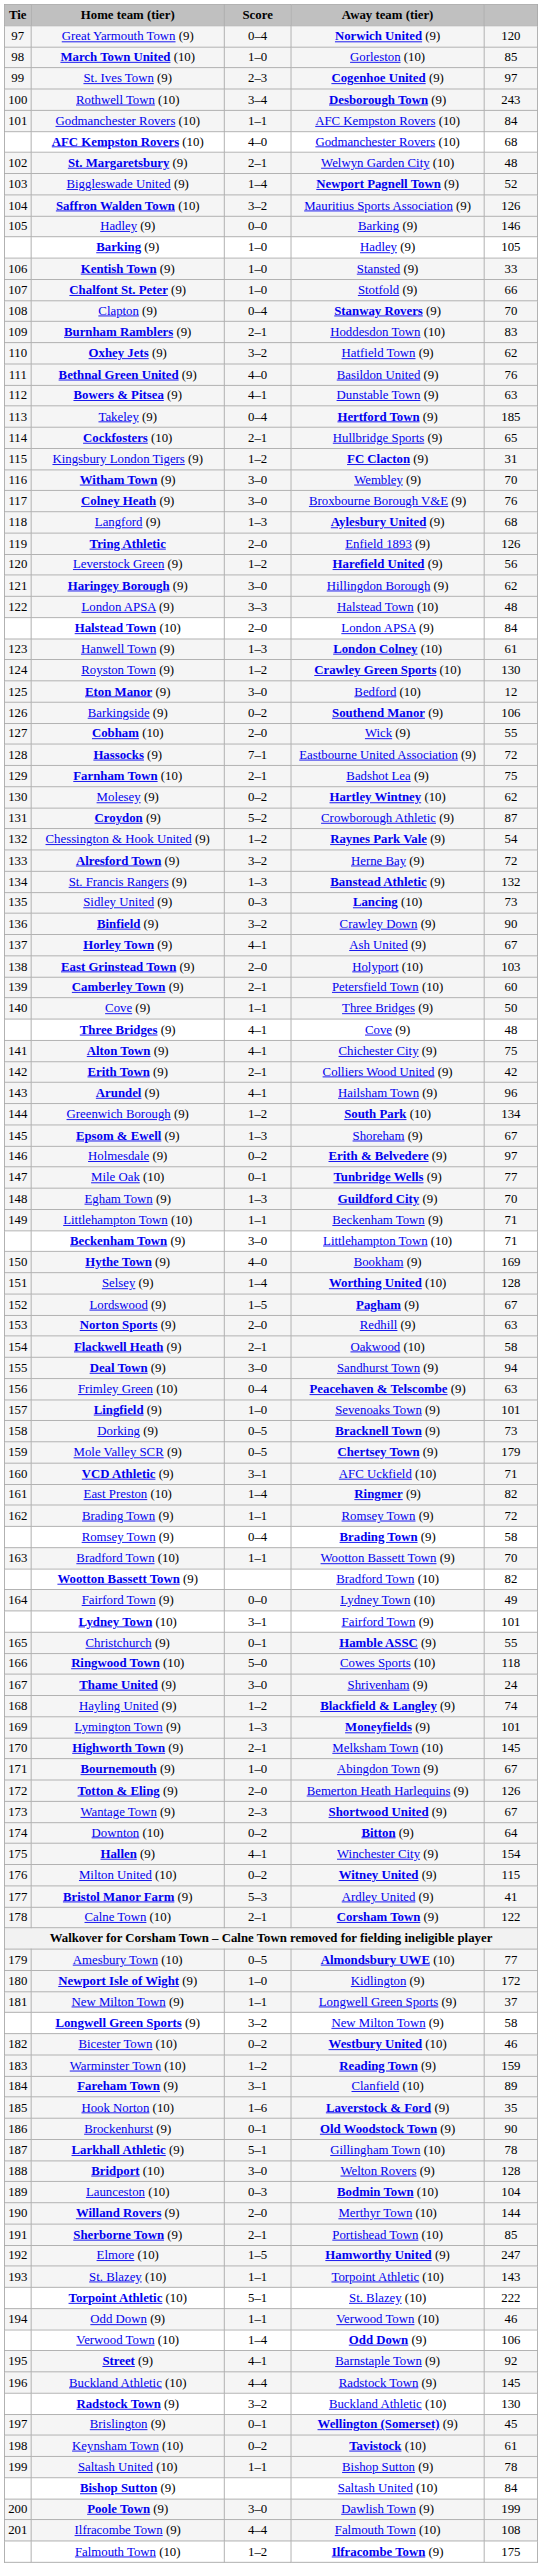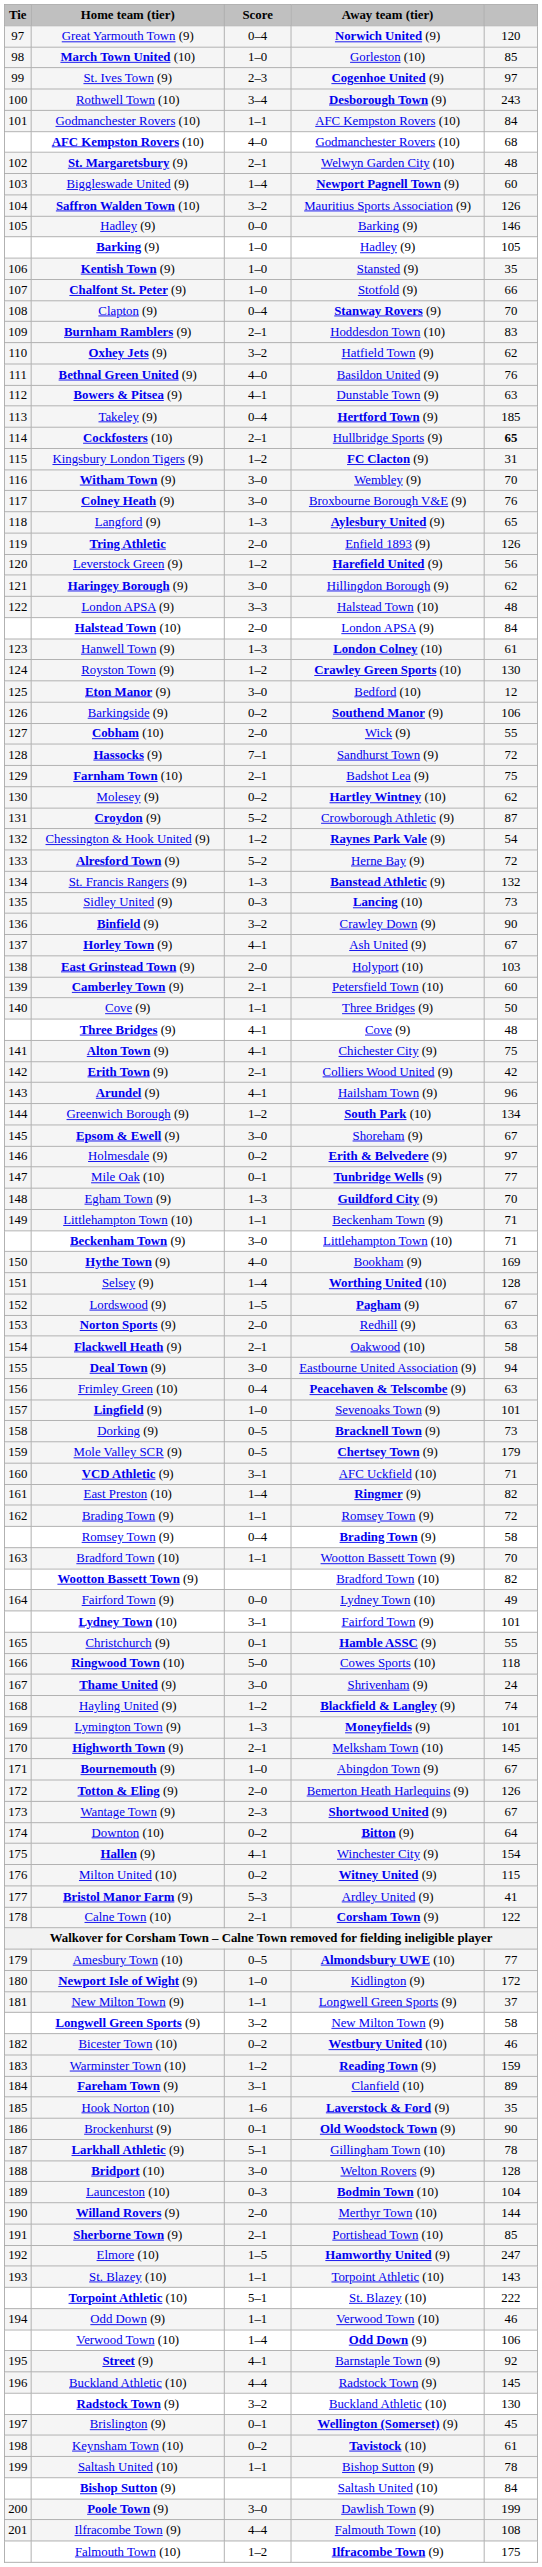(511, 184) 52 -> (511, 184) 60
(511, 269) 33 -> (511, 269) 35
(511, 438) normal -> (511, 438) bold
(511, 522) 68 -> (511, 522) 65
(388, 755) Eastbourne United Association (9) -> (388, 755) Sandhurst Town (9)
(258, 860) 3–2 -> (258, 860) 5–2
(258, 1135) 1–3 -> (258, 1135) 3–0
(388, 1368) Sandhurst Town (9) -> (388, 1368) Eastbourne United Association (9)
